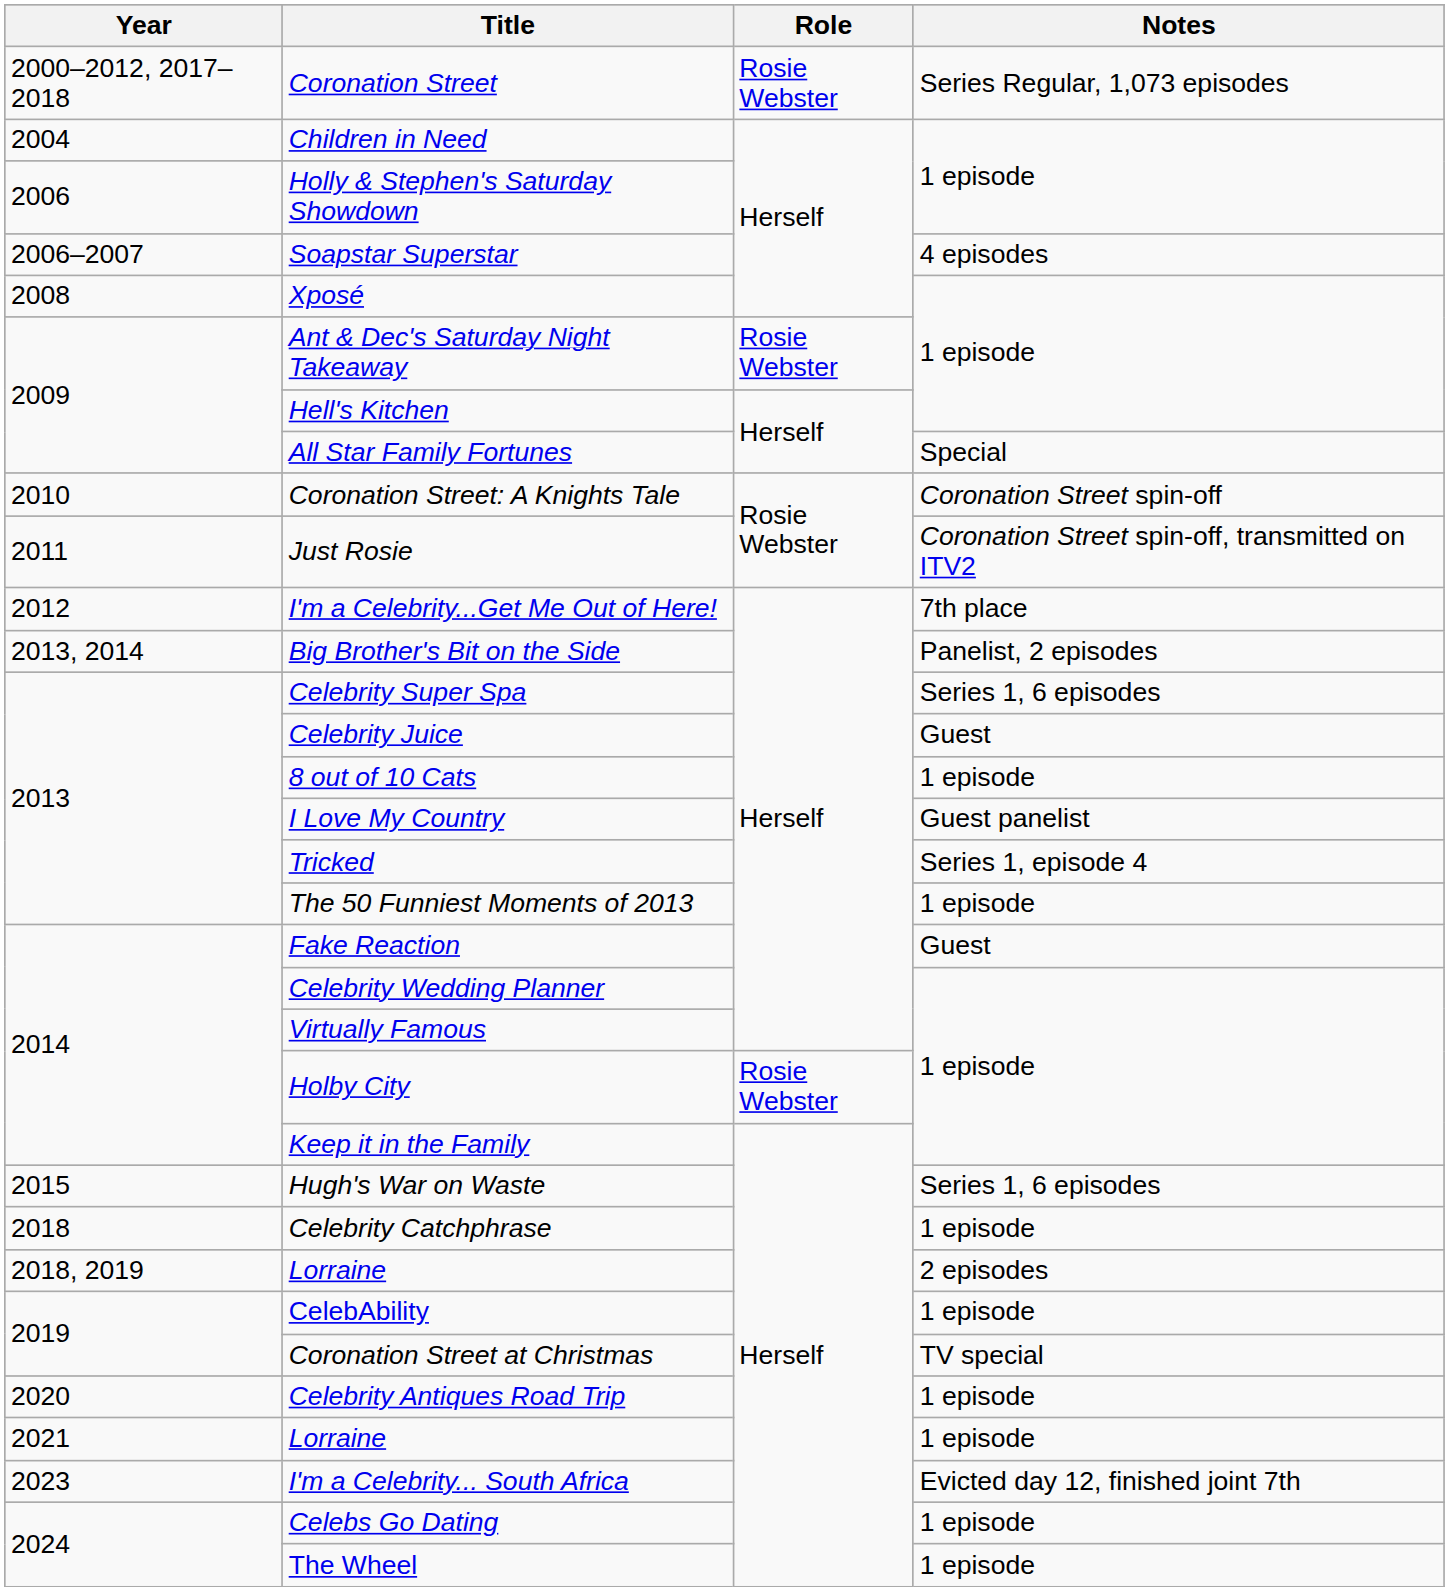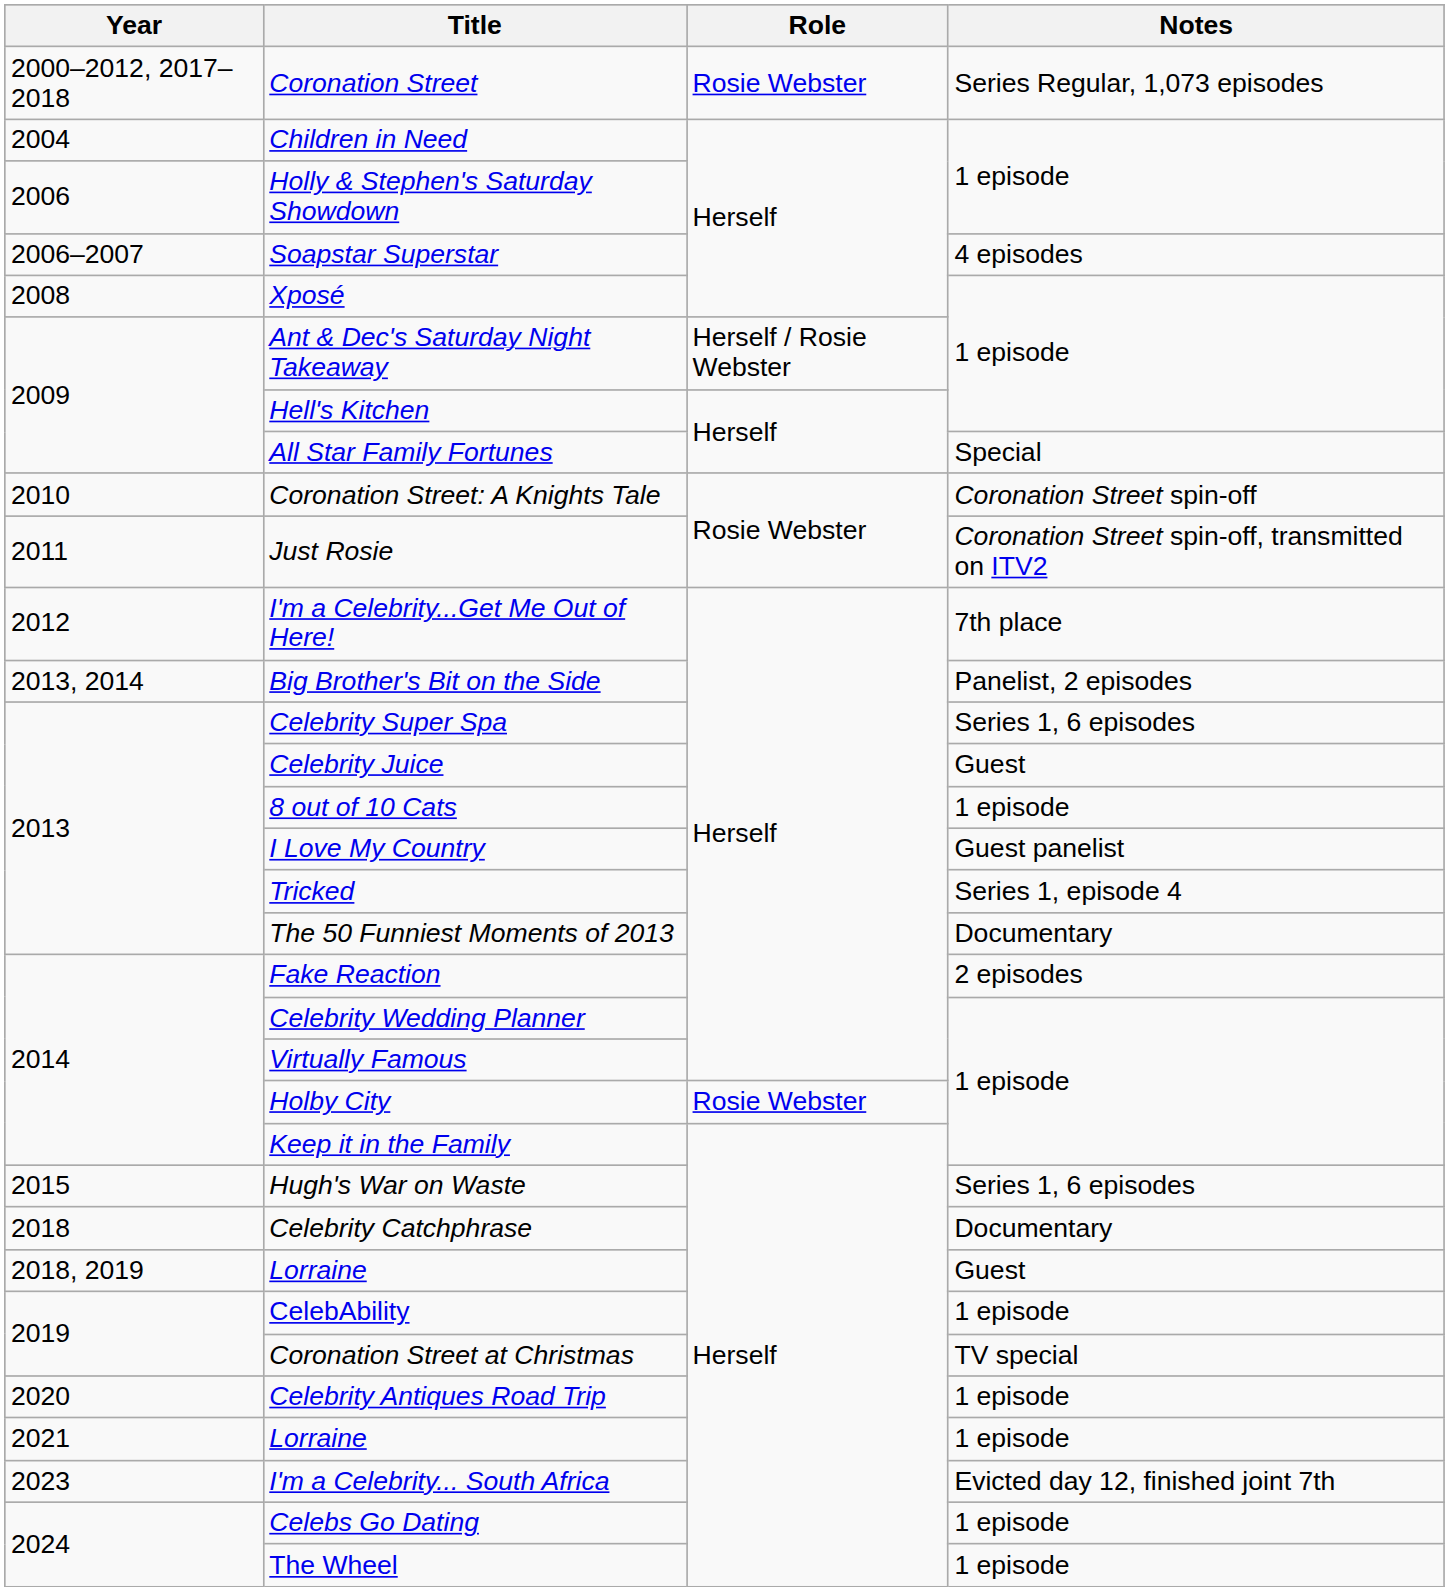(789, 352) Rosie Webster -> (780, 352) Herself / Rosie Webster
(977, 903) 1 episode -> (1033, 933) Documentary
(955, 945) Guest -> (1019, 975) 2 episodes
(977, 1228) 1 episode -> (1033, 1228) Documentary
(984, 1270) 2 episodes -> (990, 1270) Guest
